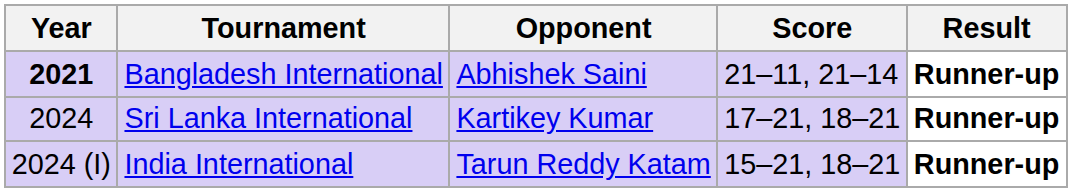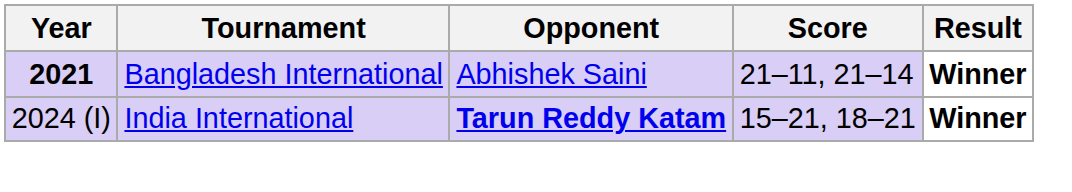(987, 74) Runner-up -> (978, 74) Winner
- row: (268, 119)
(584, 165) normal -> (591, 119) bold
(987, 165) Runner-up -> (978, 119) Winner
